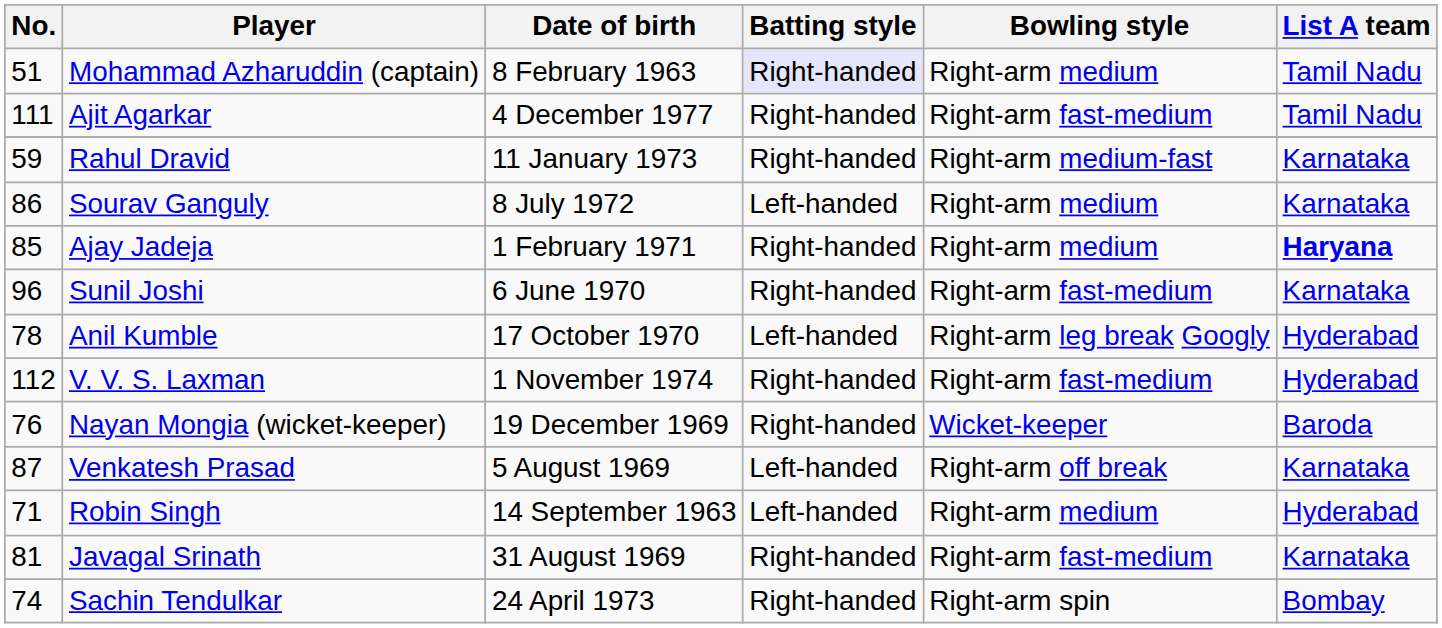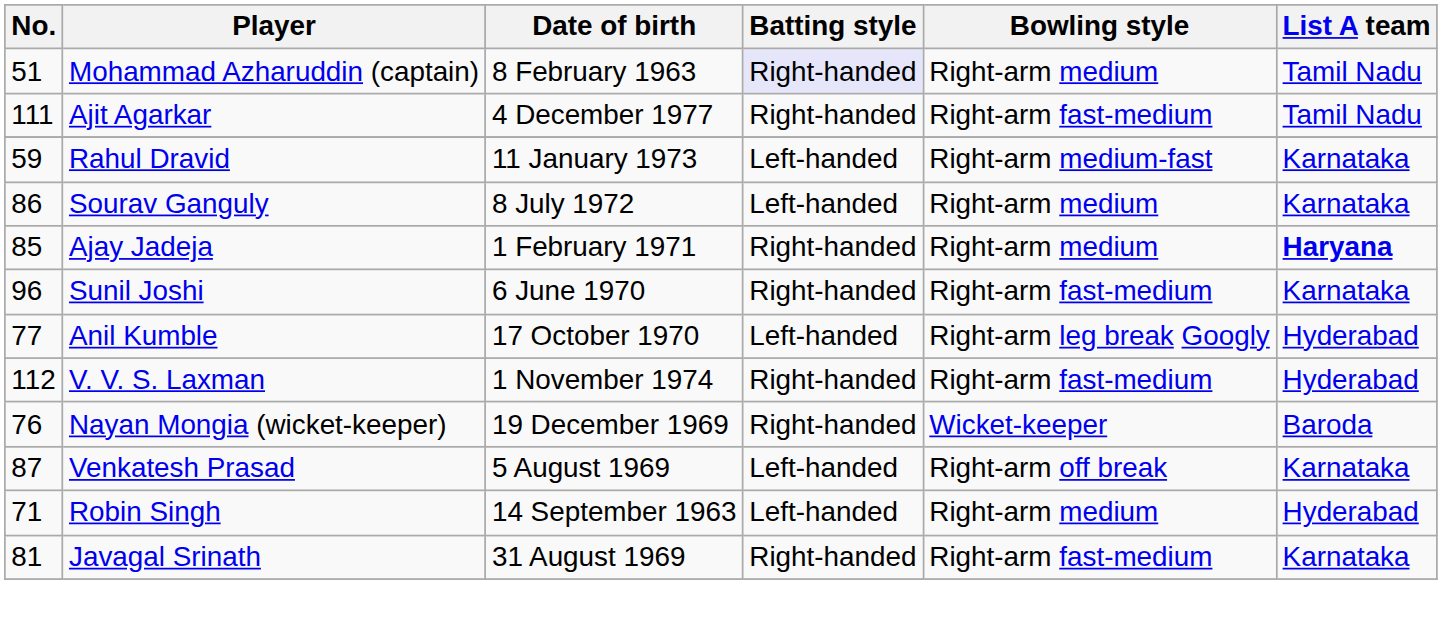(833, 159) Right-handed -> (824, 159) Left-handed
(27, 335) 78 -> (27, 335) 77
- row: (176, 600)
